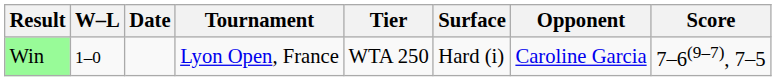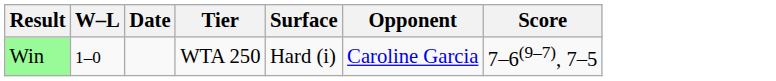- column: (260, 20)
